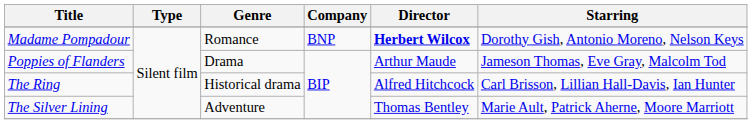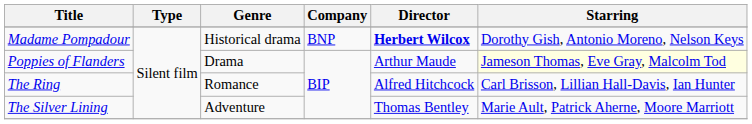(231, 38) Romance -> (252, 38) Historical drama
(603, 61) no background -> (603, 61) lightyellow background
(252, 84) Historical drama -> (231, 84) Romance
